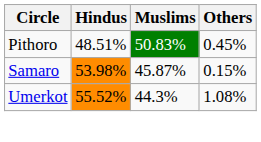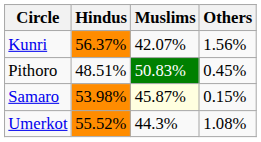+ row: (28, 44)
(160, 70) no background -> (160, 96) lightyellow background
